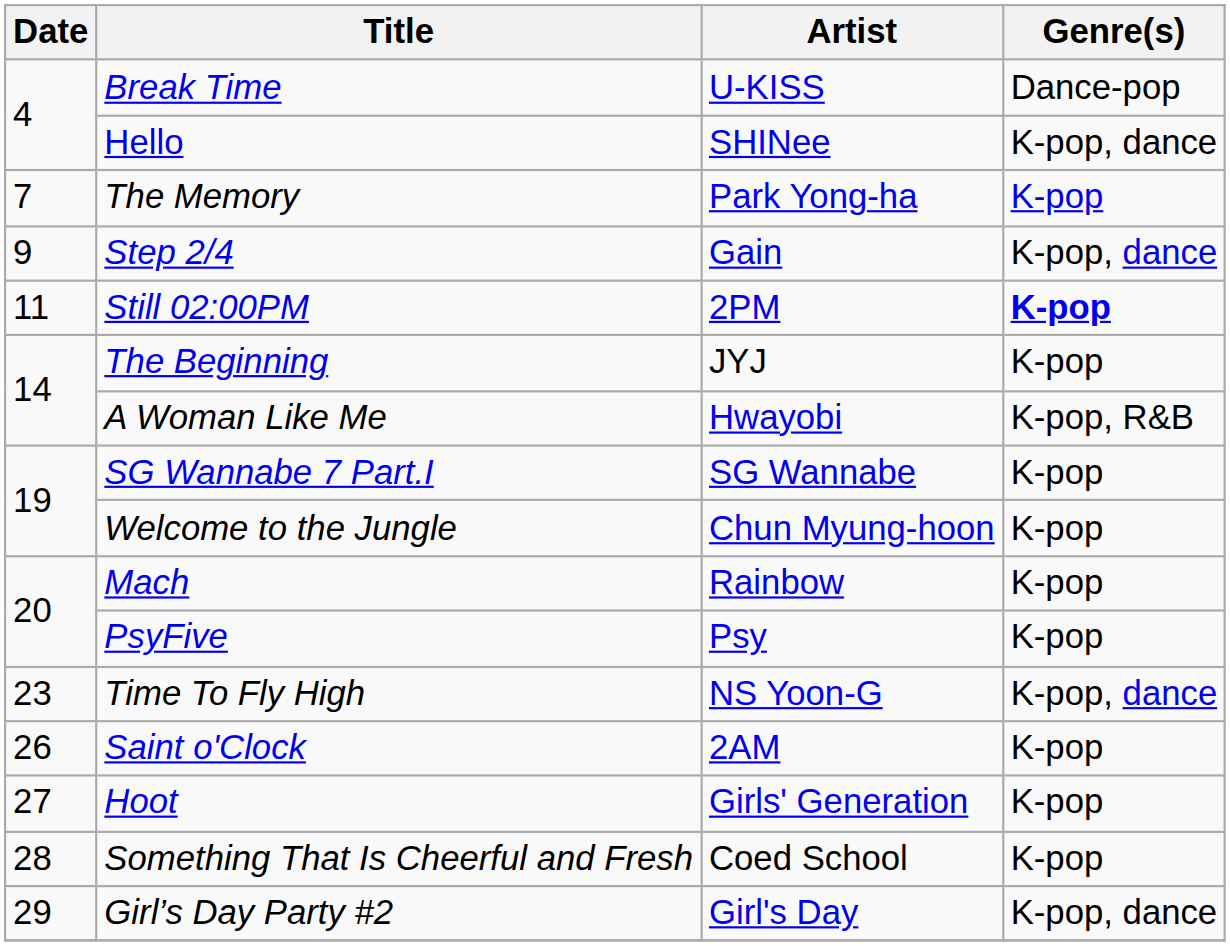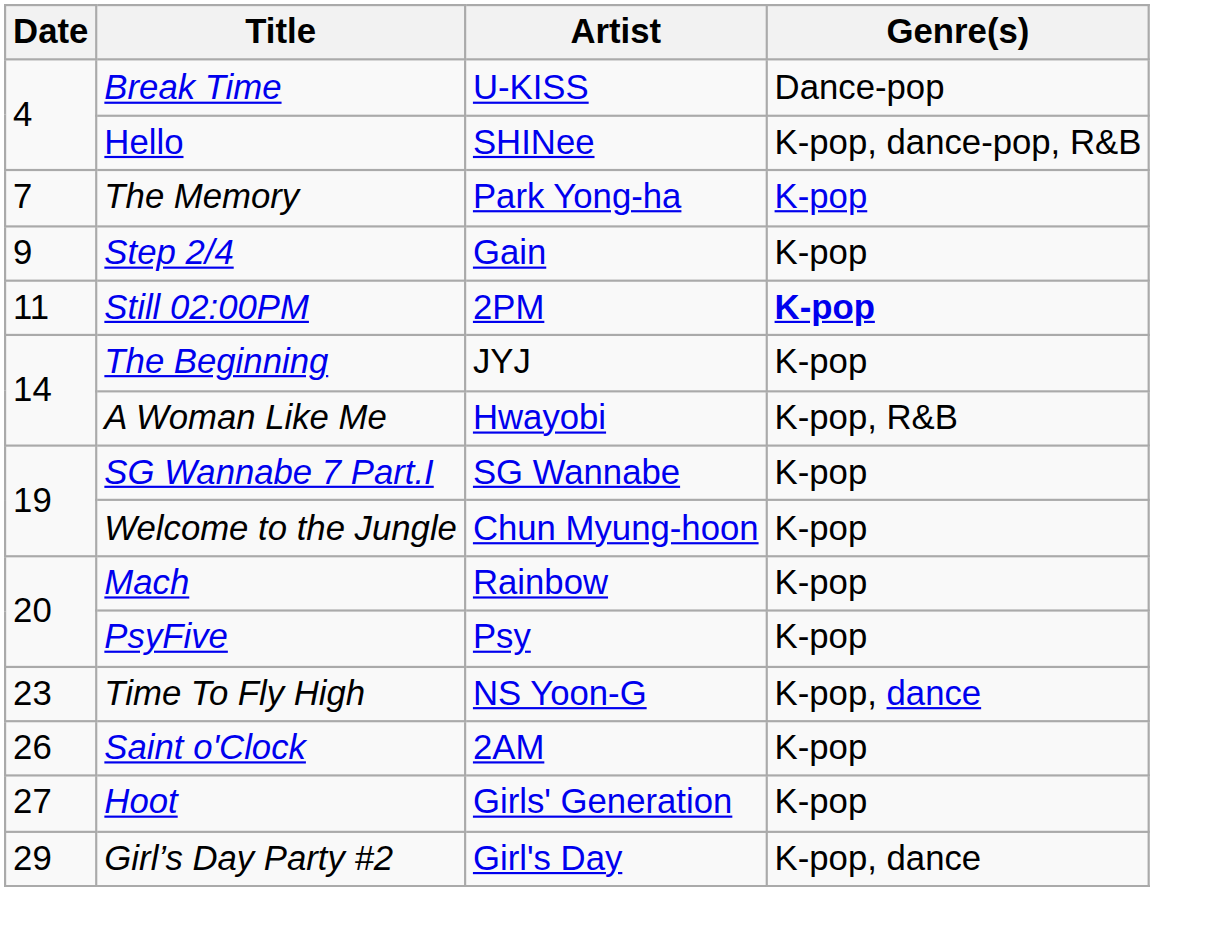(1114, 142) K-pop, dance -> (958, 142) K-pop, dance-pop, R&B
(1114, 252) K-pop, dance -> (821, 252) K-pop
- row: (399, 857)
